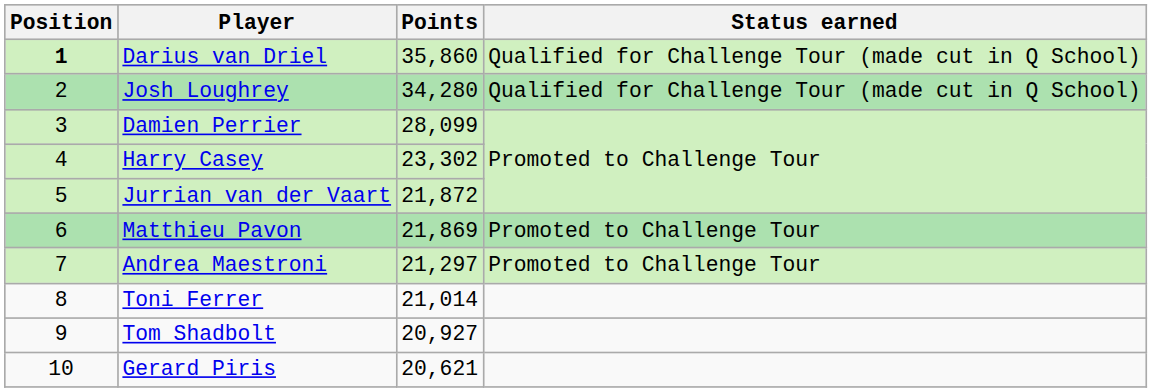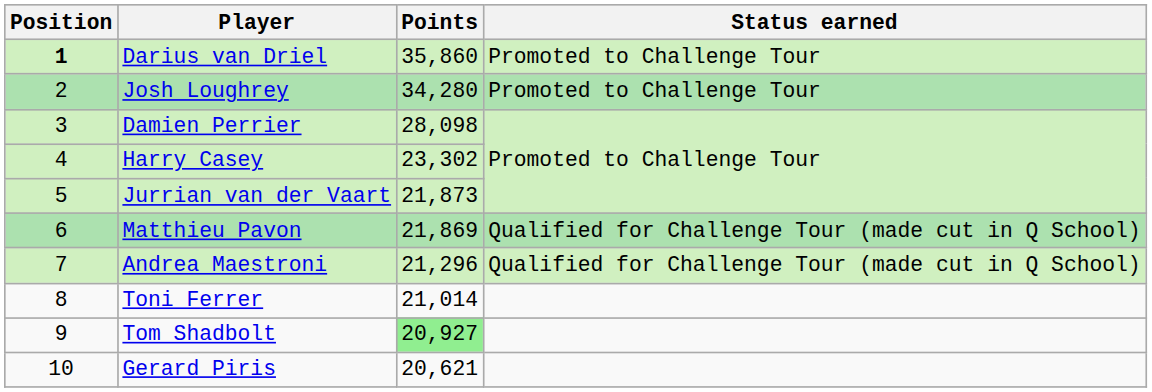(814, 57) Qualified for Challenge Tour (made cut in Q School) -> (654, 57) Promoted to Challenge Tour
(814, 92) Qualified for Challenge Tour (made cut in Q School) -> (654, 92) Promoted to Challenge Tour
(440, 126) 28,099 -> (440, 126) 28,098
(440, 196) 21,872 -> (440, 196) 21,873
(654, 231) Promoted to Challenge Tour -> (814, 231) Qualified for Challenge Tour (made cut in Q School)
(440, 265) 21,297 -> (440, 265) 21,296
(654, 265) Promoted to Challenge Tour -> (814, 265) Qualified for Challenge Tour (made cut in Q School)
(440, 335) no background -> (440, 335) lightgreen background
